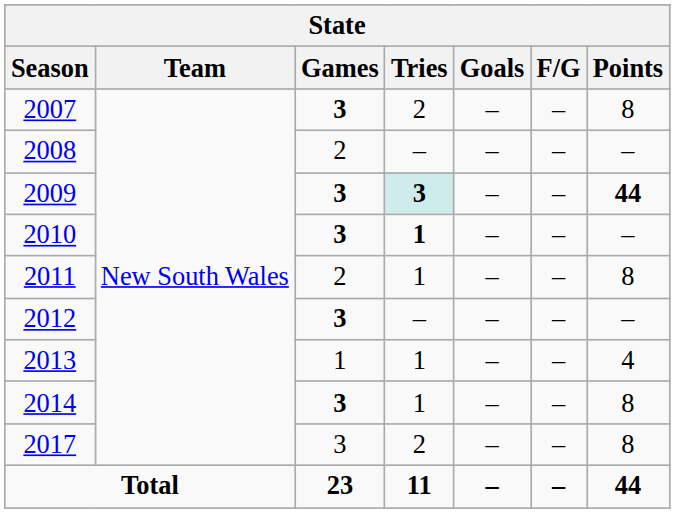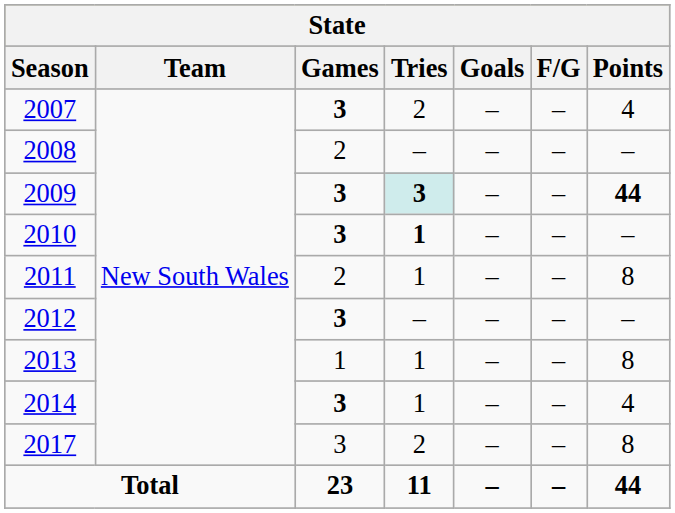(628, 109) 8 -> (628, 109) 4
(628, 360) 4 -> (628, 360) 8
(628, 402) 8 -> (628, 402) 4
